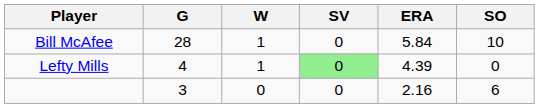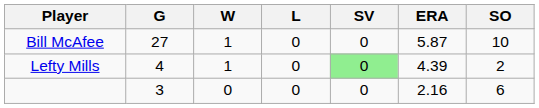+ column: (296, 16)
(183, 41) 28 -> (160, 41) 27
(417, 41) 5.84 -> (432, 41) 5.87
(495, 66) 0 -> (500, 66) 2
